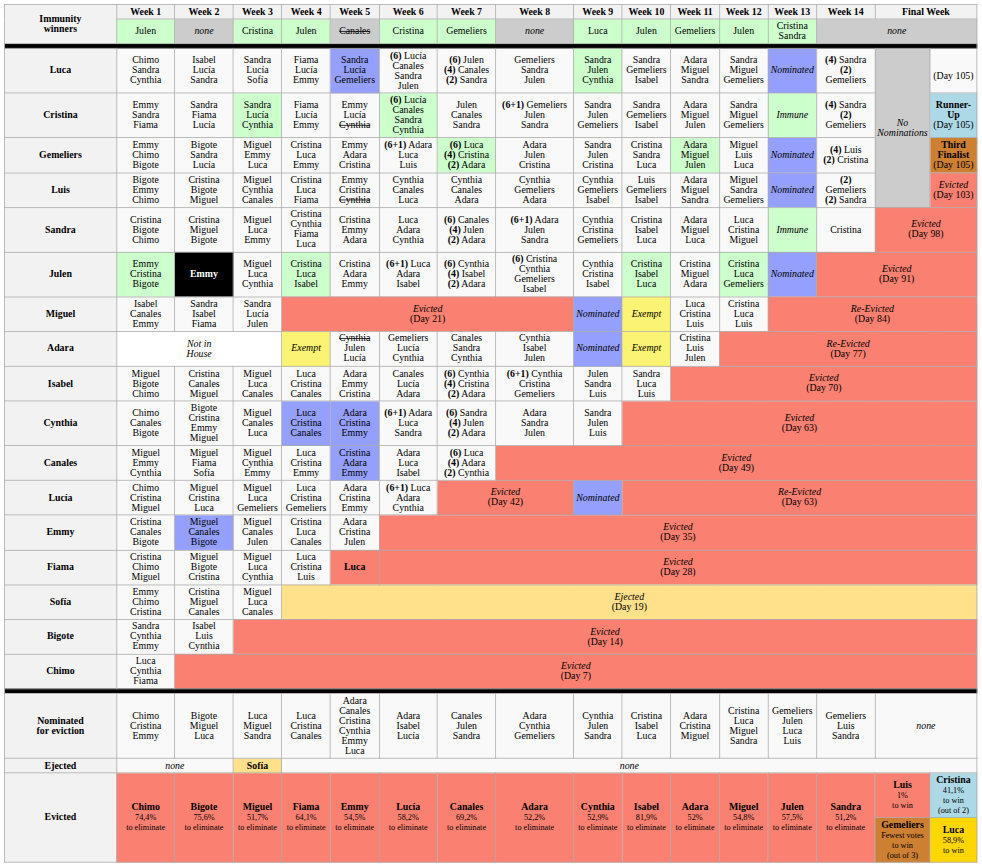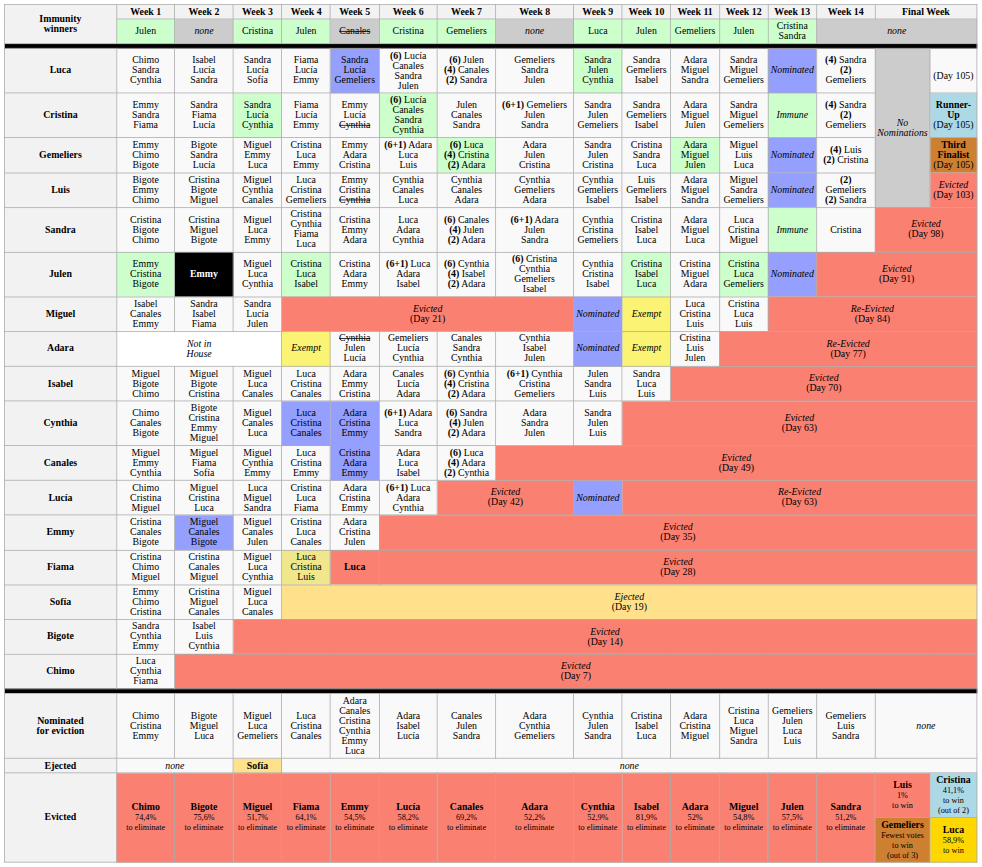(306, 189) Cristina Luca Fiama -> (306, 189) Luca Cristina Gemeliers
(204, 383) Cristina Canales Miguel -> (204, 383) Miguel Bigote Cristina
(257, 497) Miguel Luca Gemeliers -> (257, 497) Luca Miguel Sandra
(306, 497) Luca Cristina Gemeliers -> (306, 497) Cristina Luca Fiama
(204, 567) Miguel Bigote Cristina -> (204, 567) Cristina Canales Miguel
(306, 567) no background -> (306, 567) khaki background
(257, 725) Luca Miguel Sandra -> (257, 725) Miguel Luca Gemeliers
